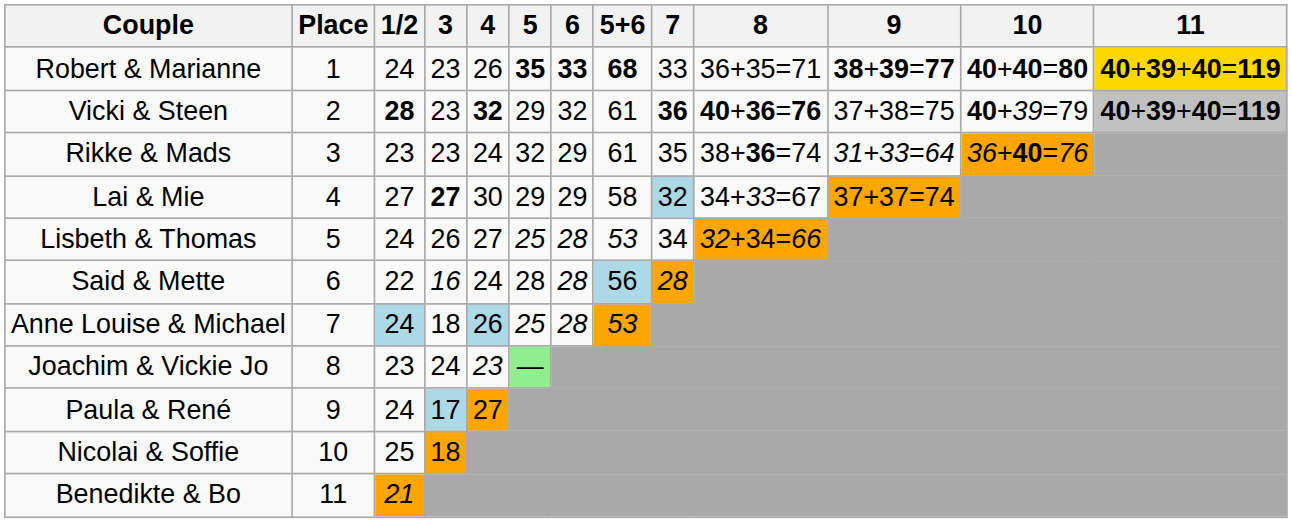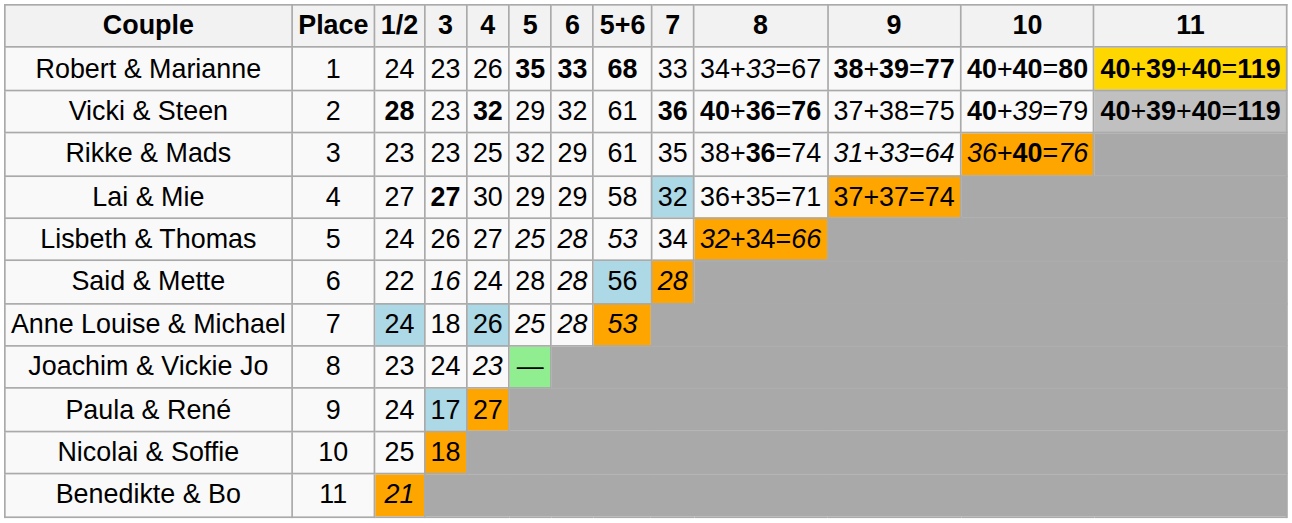(761, 68) 36+35=71 -> (761, 68) 34+33=67
(488, 153) 24 -> (488, 153) 25
(761, 196) 34+33=67 -> (761, 196) 36+35=71
